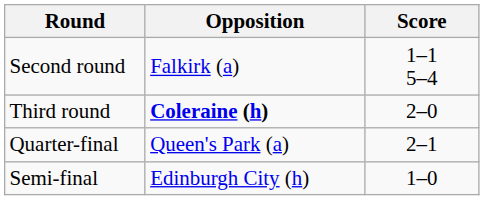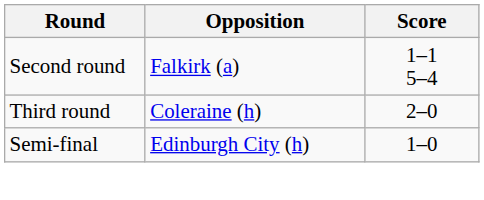(209, 111) bold -> (206, 111) normal
- row: (64, 144)
